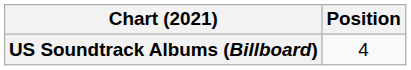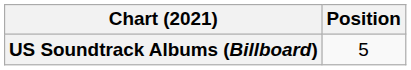(364, 49) 4 -> (364, 49) 5
